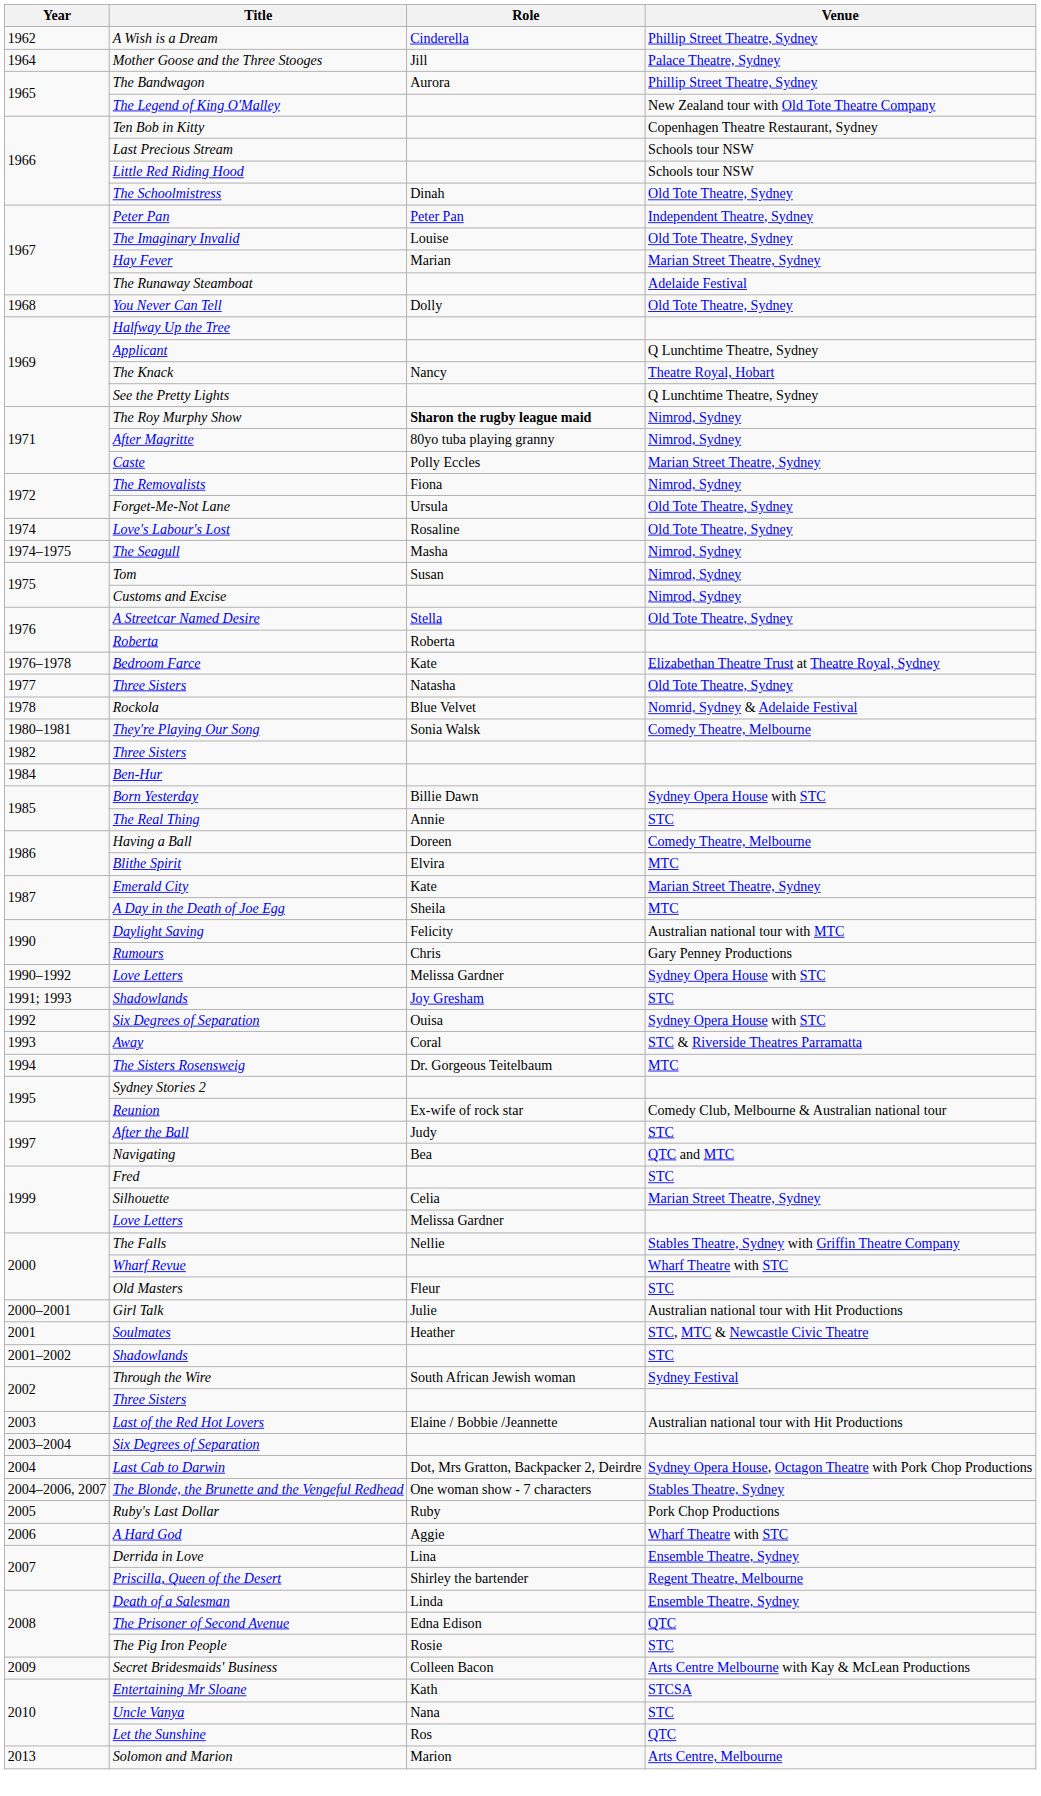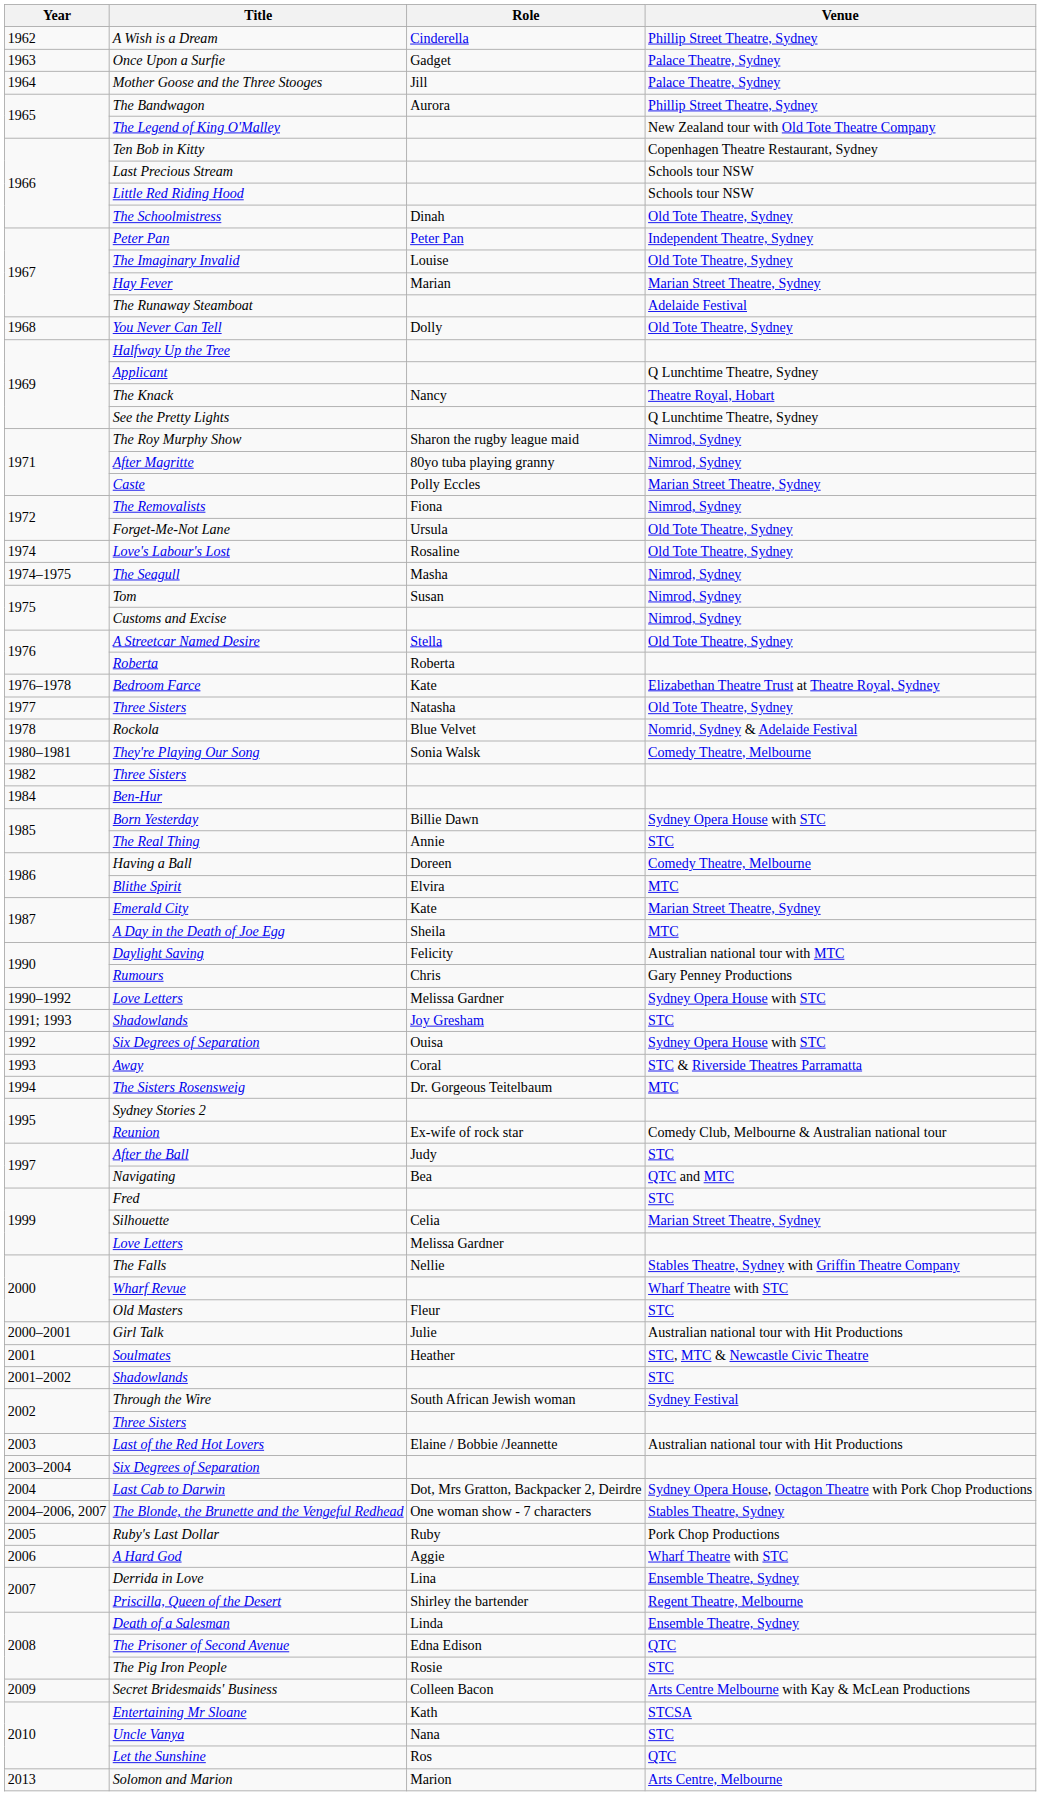+ row: (22, 60)
(501, 417) bold -> (495, 439) normal
